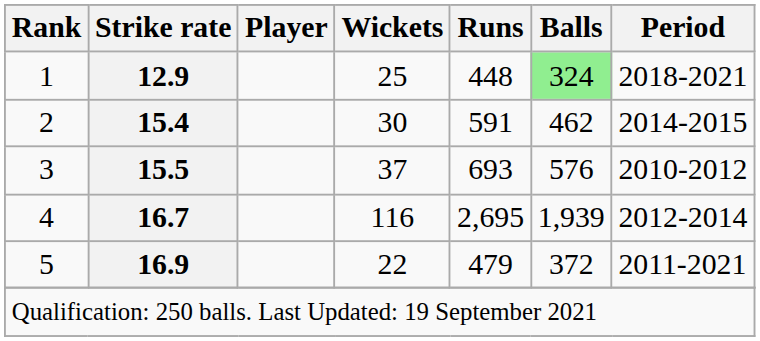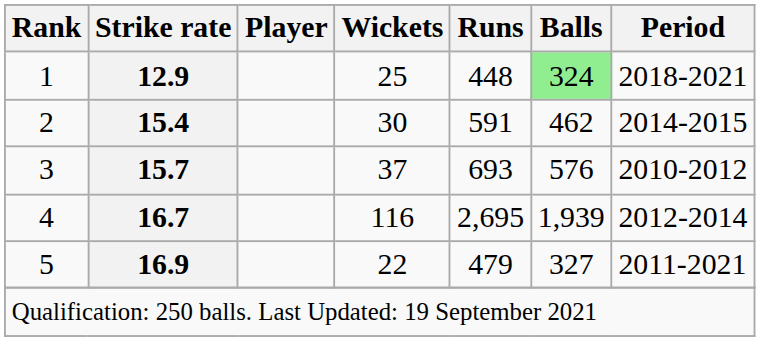(163, 169) 15.5 -> (163, 169) 15.7
(571, 264) 372 -> (571, 264) 327
